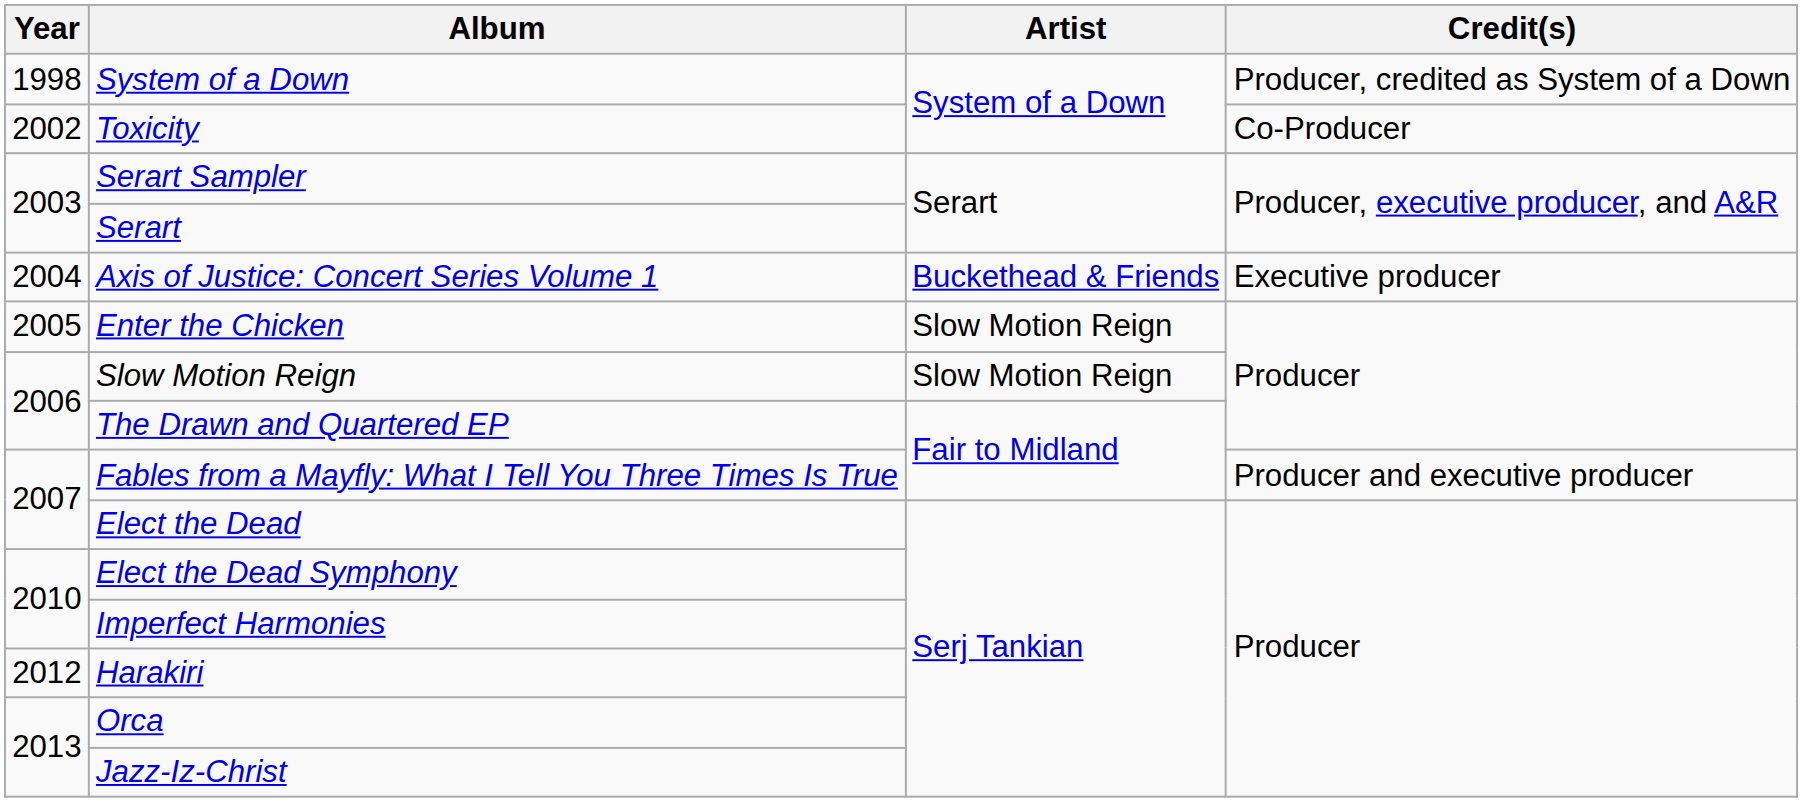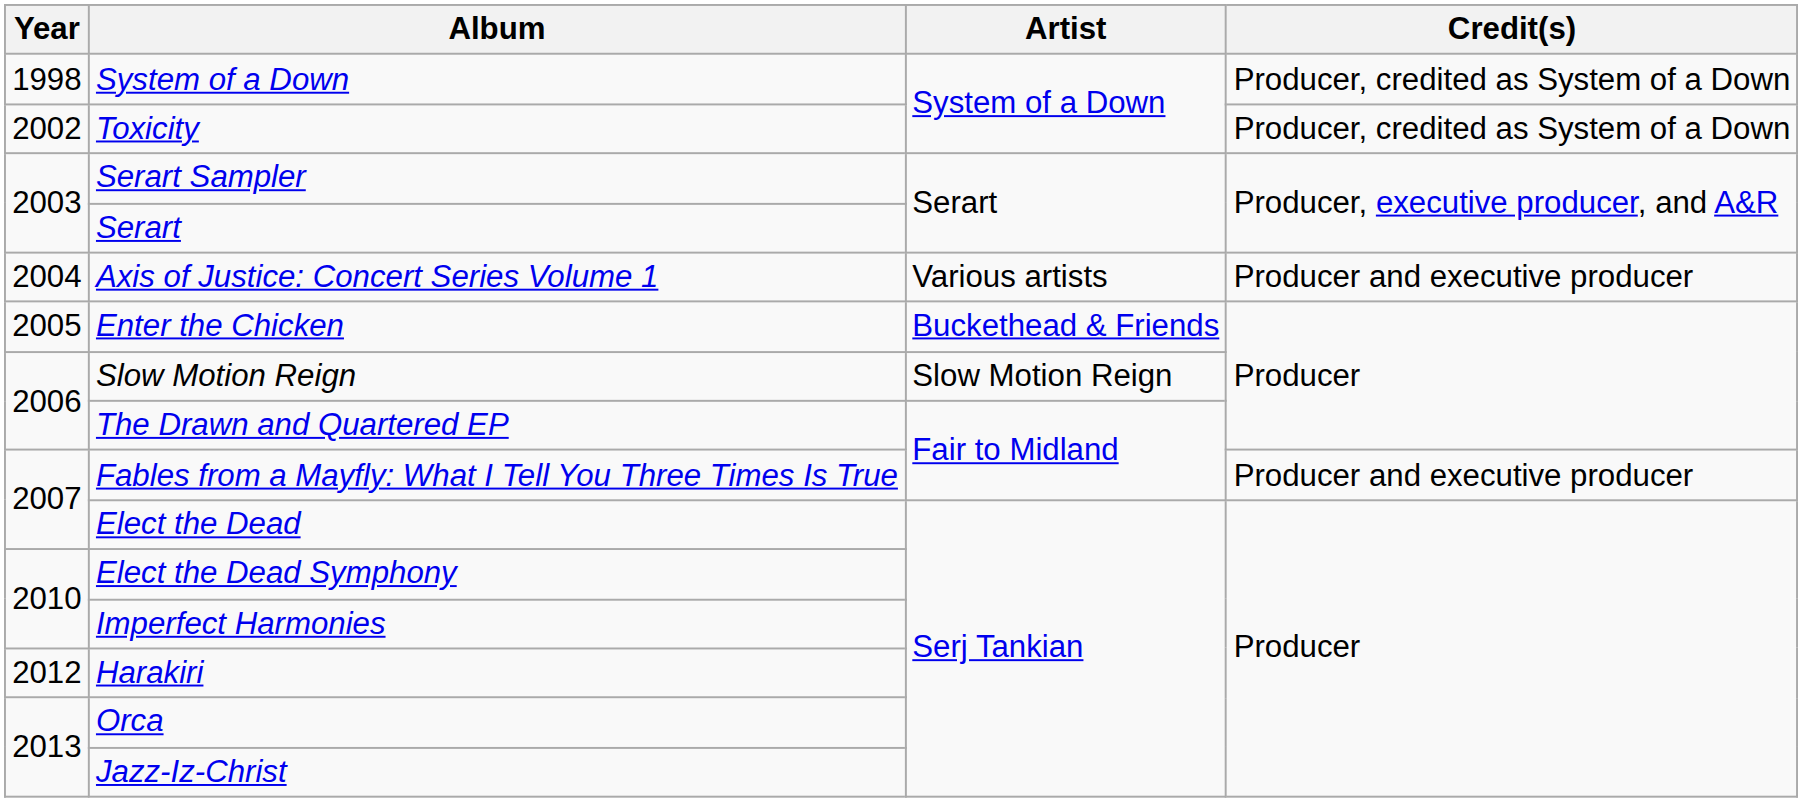(1322, 128) Co-Producer -> (1512, 128) Producer, credited as System of a Down
(1066, 276) Buckethead & Friends -> (1010, 276) Various artists
(1367, 276) Executive producer -> (1463, 276) Producer and executive producer
(1042, 326) Slow Motion Reign -> (1066, 326) Buckethead & Friends
